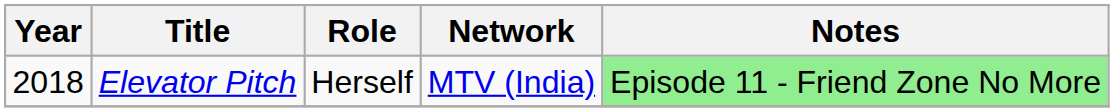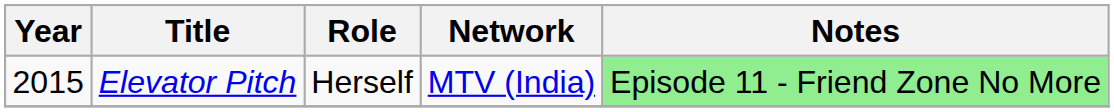(48, 81) 2018 -> (48, 81) 2015
